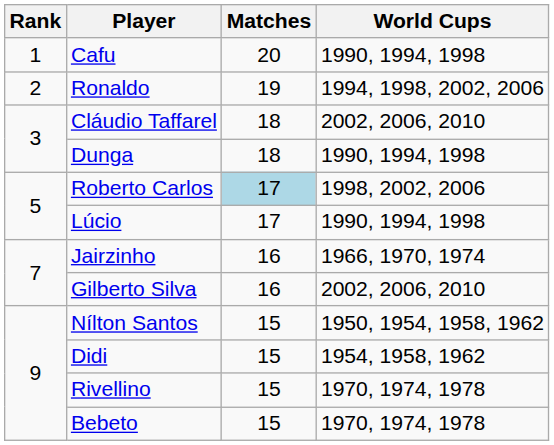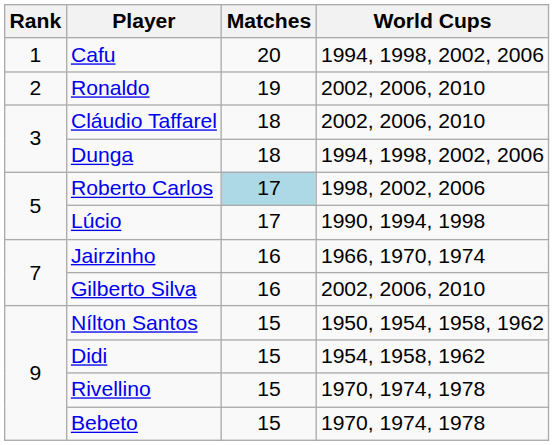(403, 54) 1990, 1994, 1998 -> (432, 54) 1994, 1998, 2002, 2006
(432, 88) 1994, 1998, 2002, 2006 -> (403, 88) 2002, 2006, 2010
(403, 155) 1990, 1994, 1998 -> (432, 155) 1994, 1998, 2002, 2006
